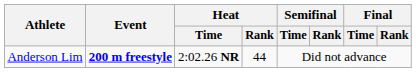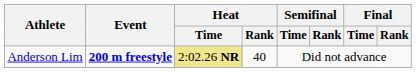(209, 57) no background -> (209, 57) khaki background
(259, 57) 44 -> (259, 57) 40
